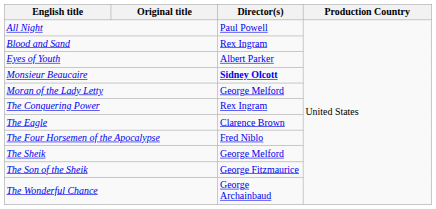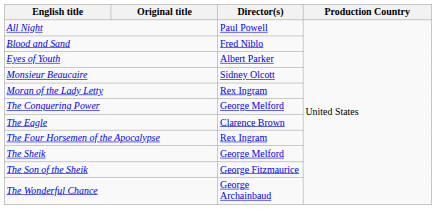(244, 43) Rex Ingram -> (242, 43) Fred Niblo
(249, 75) bold -> (247, 75) normal
(252, 91) George Melford -> (244, 91) Rex Ingram
(244, 106) Rex Ingram -> (252, 106) George Melford
(242, 138) Fred Niblo -> (244, 138) Rex Ingram
